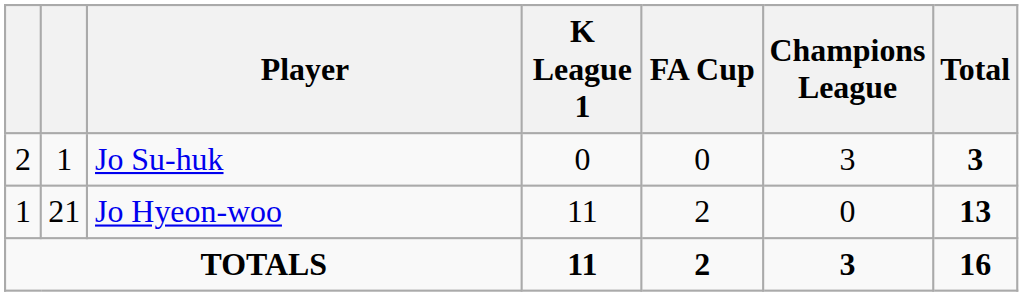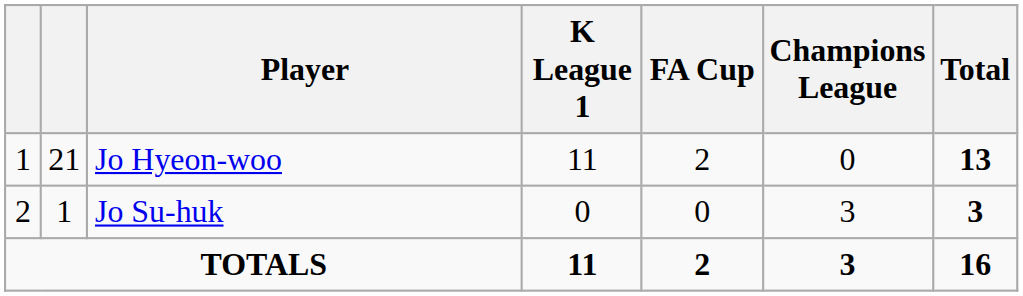rows swapped: (188, 211) <-> (159, 159)
